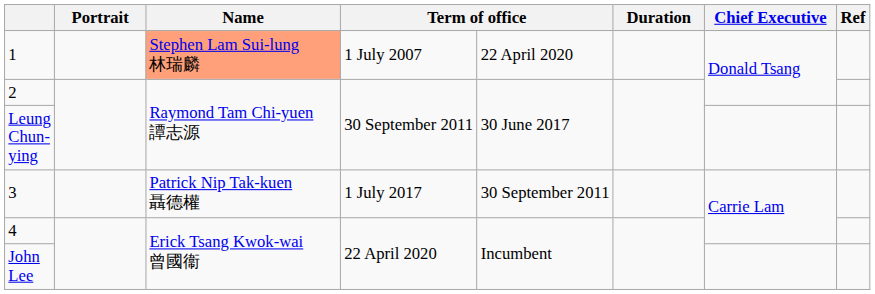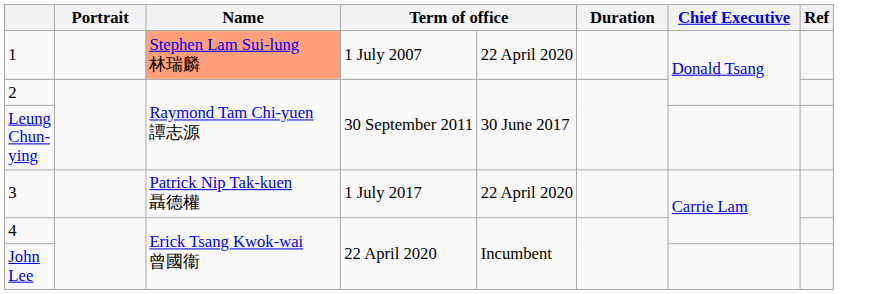(545, 193) 30 September 2011 -> (527, 193) 22 April 2020
